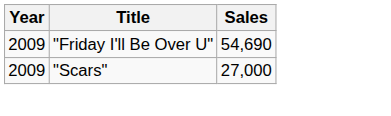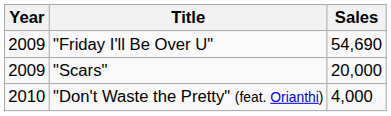(246, 70) 27,000 -> (357, 70) 20,000
+ row: (188, 96)
